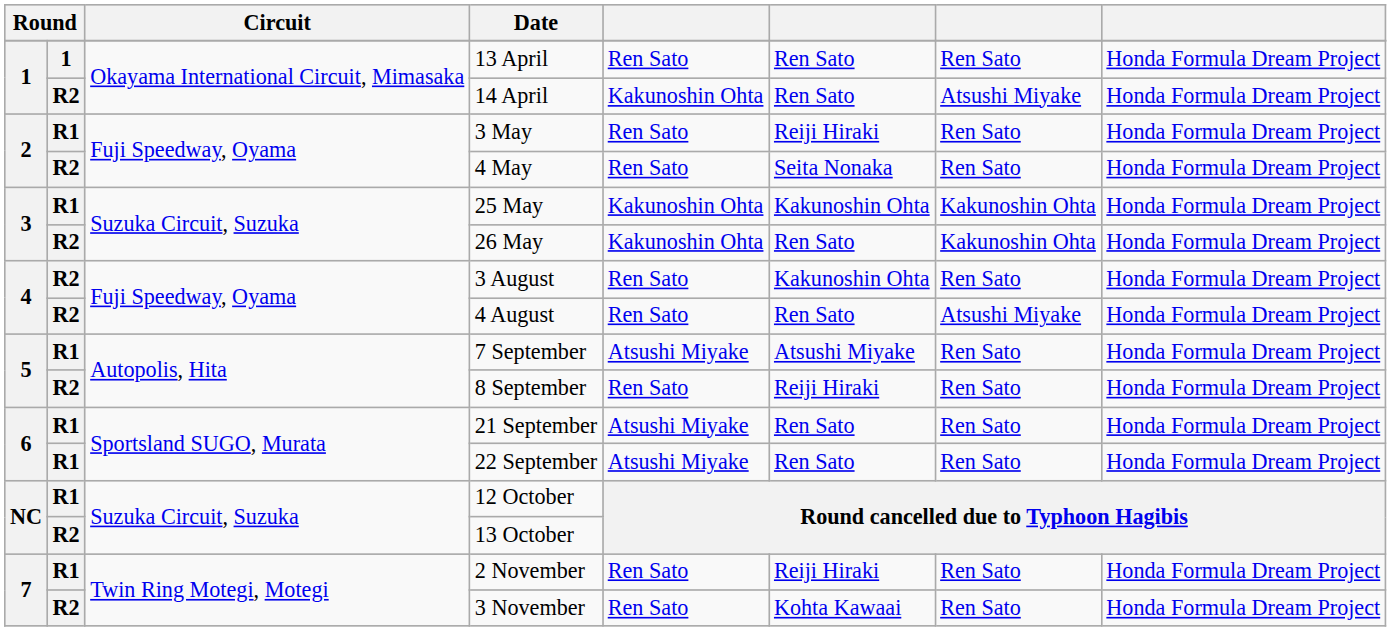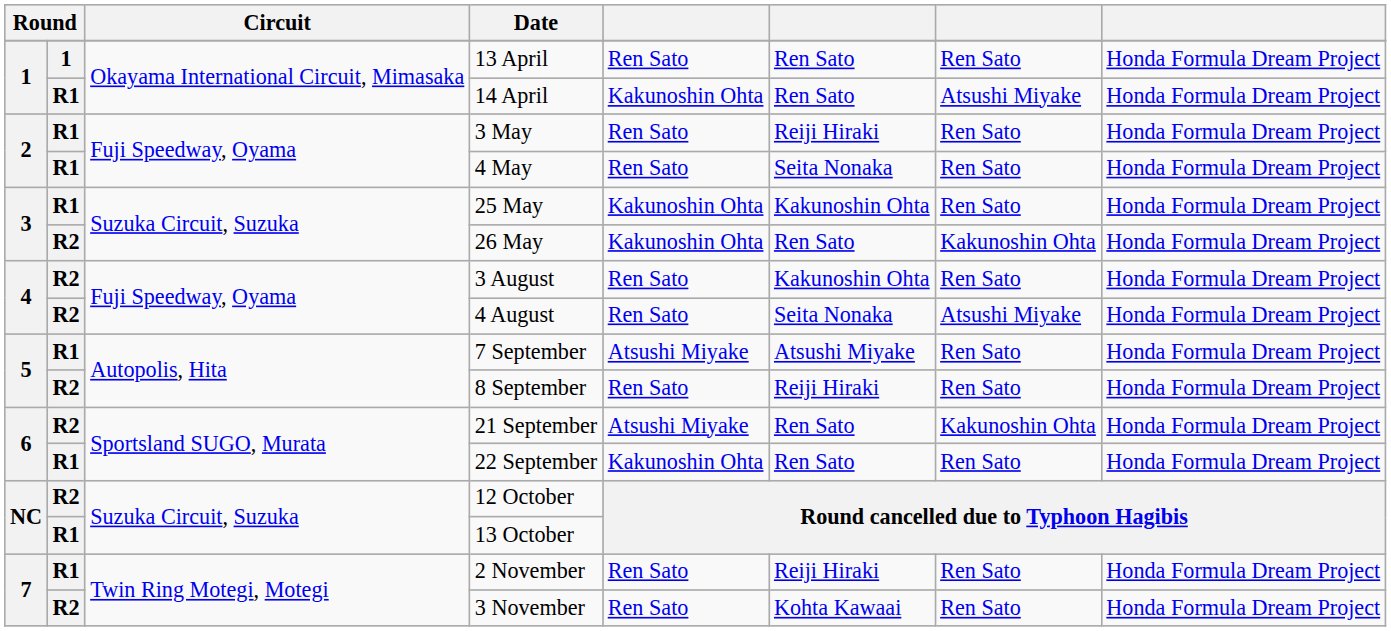(66, 95) R2 -> (66, 95) R1
(66, 168) R2 -> (66, 168) R1
(1018, 205) Kakunoshin Ohta -> (980, 205) Ren Sato
(814, 314) Ren Sato -> (833, 314) Seita Nonaka
(66, 424) R1 -> (66, 424) R2
(980, 424) Ren Sato -> (1018, 424) Kakunoshin Ohta
(678, 461) Atsushi Miyake -> (686, 461) Kakunoshin Ohta
(66, 497) R1 -> (66, 497) R2
(66, 534) R2 -> (66, 534) R1
